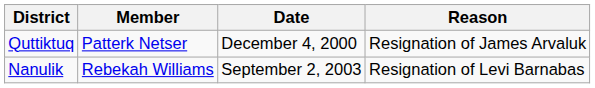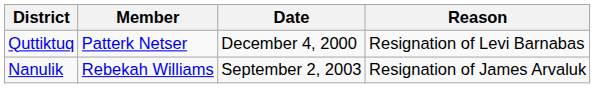(478, 43) Resignation of James Arvaluk -> (477, 43) Resignation of Levi Barnabas
(477, 69) Resignation of Levi Barnabas -> (478, 69) Resignation of James Arvaluk
